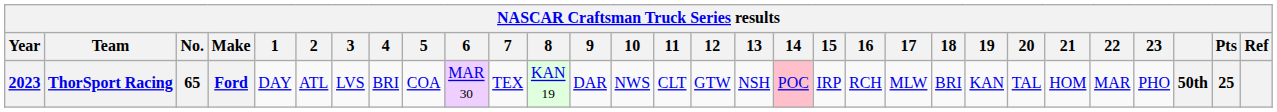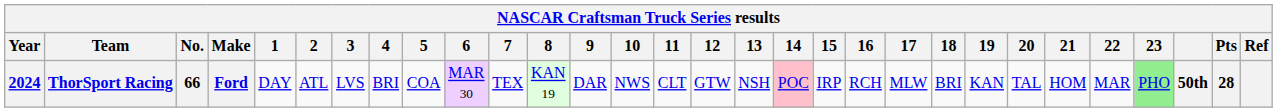(24, 83) 2023 -> (24, 83) 2024
(192, 83) 65 -> (192, 83) 66
(1154, 83) no background -> (1154, 83) lightgreen background
(1226, 83) 25 -> (1226, 83) 28
